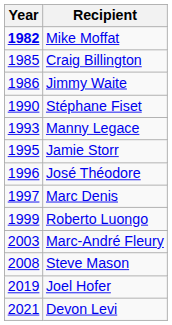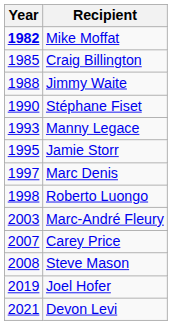(24, 83) 1986 -> (24, 83) 1988
- row: (93, 173)
(24, 219) 1999 -> (24, 196) 1998
+ row: (83, 241)
